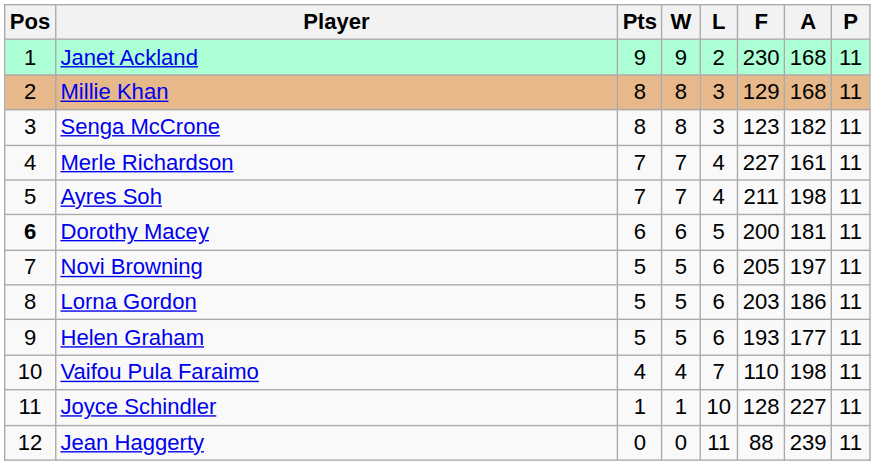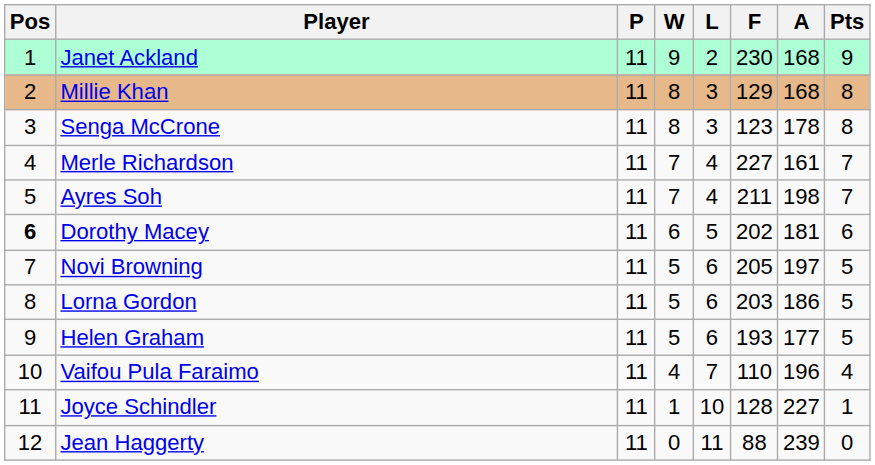columns swapped: (851, 22) <-> (640, 22)
(808, 127) 182 -> (801, 127) 178
(761, 232) 200 -> (754, 232) 202
(808, 372) 198 -> (801, 372) 196
